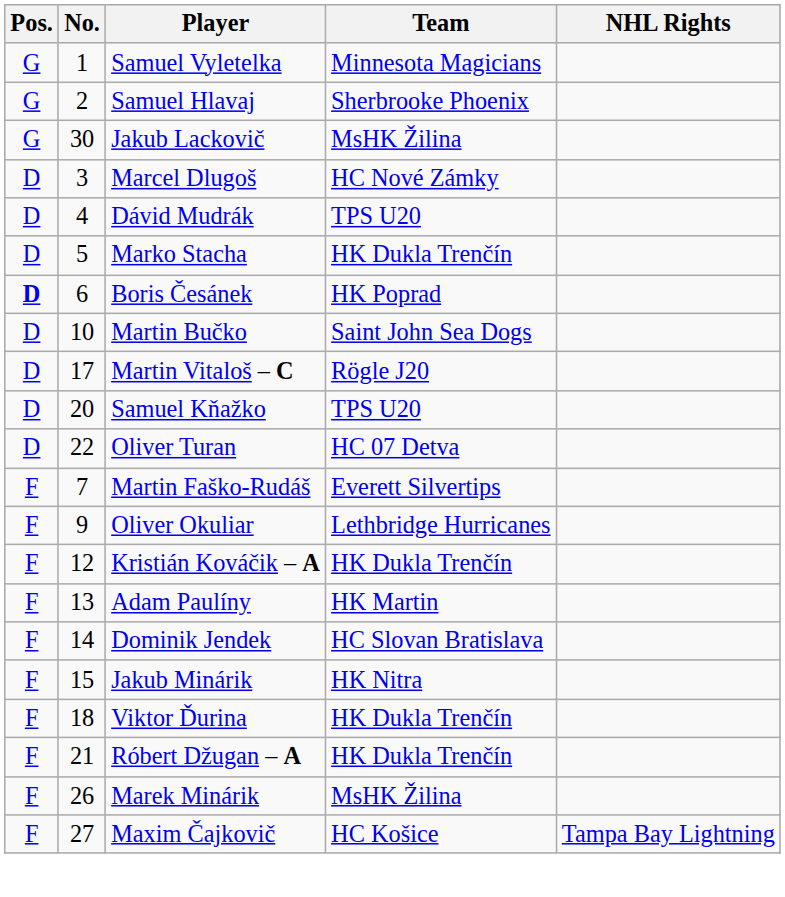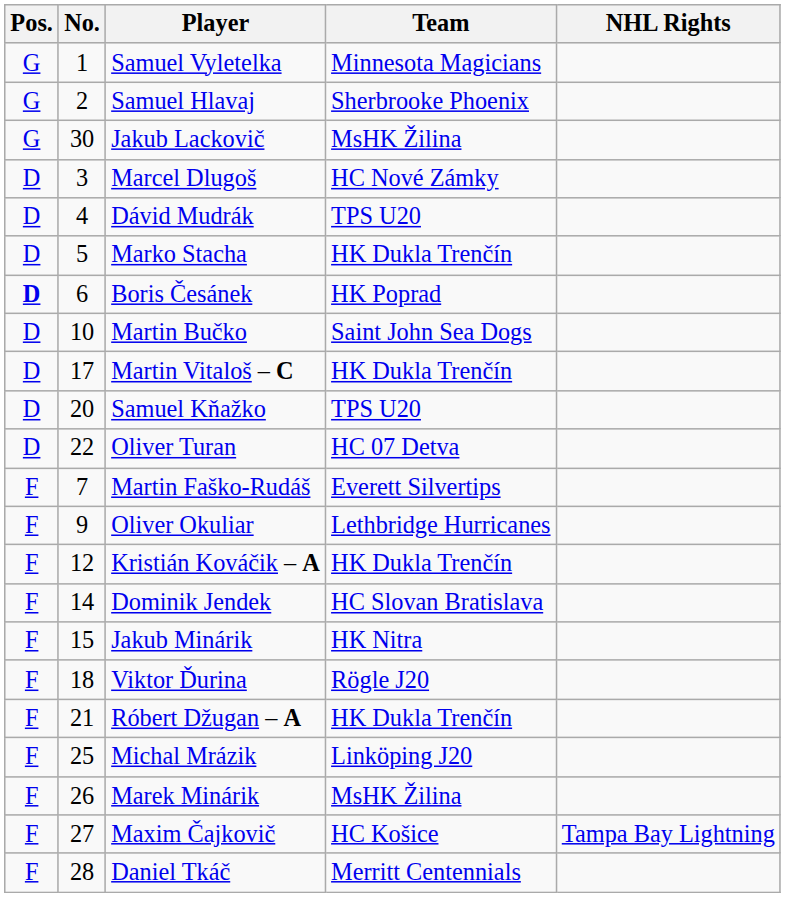(380, 370) Rögle J20 -> (422, 370) HK Dukla Trenčín
- row: (181, 602)
(422, 718) HK Dukla Trenčín -> (380, 679) Rögle J20
+ row: (184, 756)
+ row: (171, 872)
